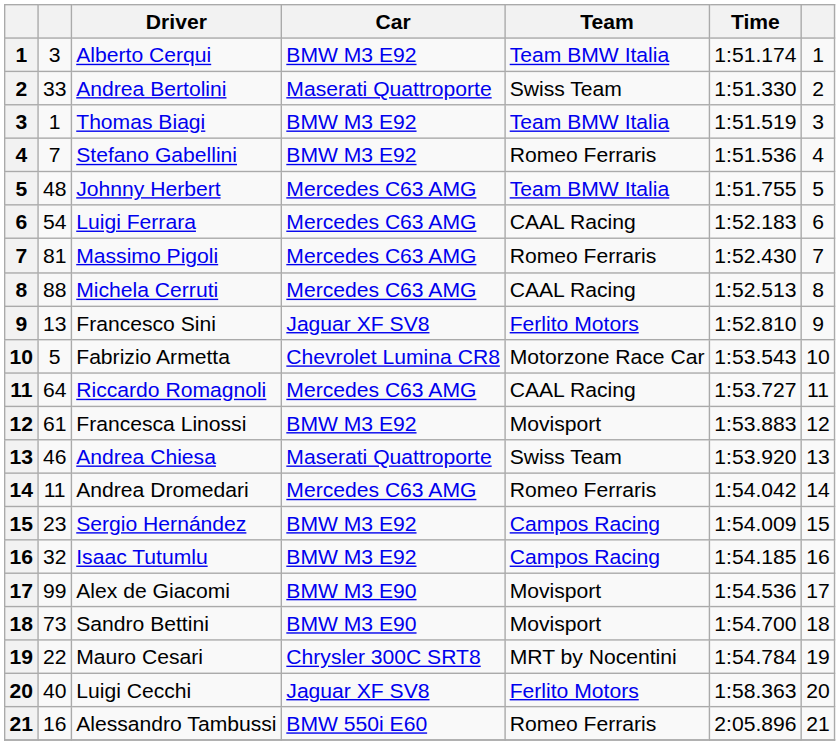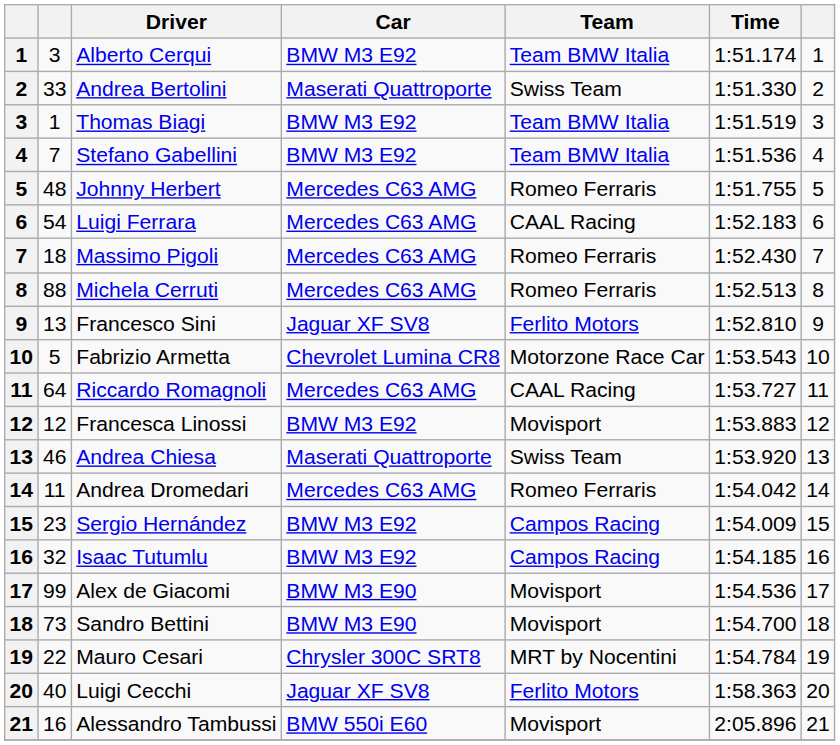(583, 155) Romeo Ferraris -> (589, 155) Team BMW Italia
(589, 189) Team BMW Italia -> (583, 189) Romeo Ferraris
(55, 256) 81 -> (55, 256) 18
(573, 289) CAAL Racing -> (583, 289) Romeo Ferraris
(55, 423) 61 -> (55, 423) 12
(583, 724) Romeo Ferraris -> (555, 724) Movisport
